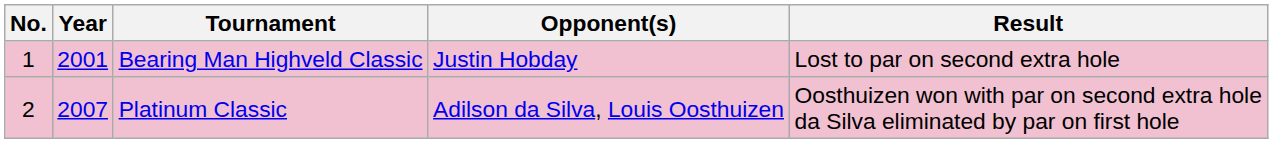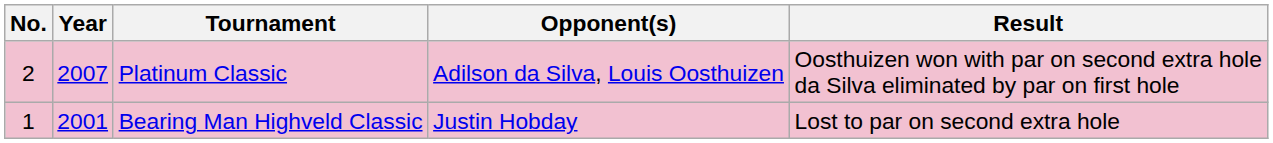rows swapped: (271, 59) <-> (203, 108)
